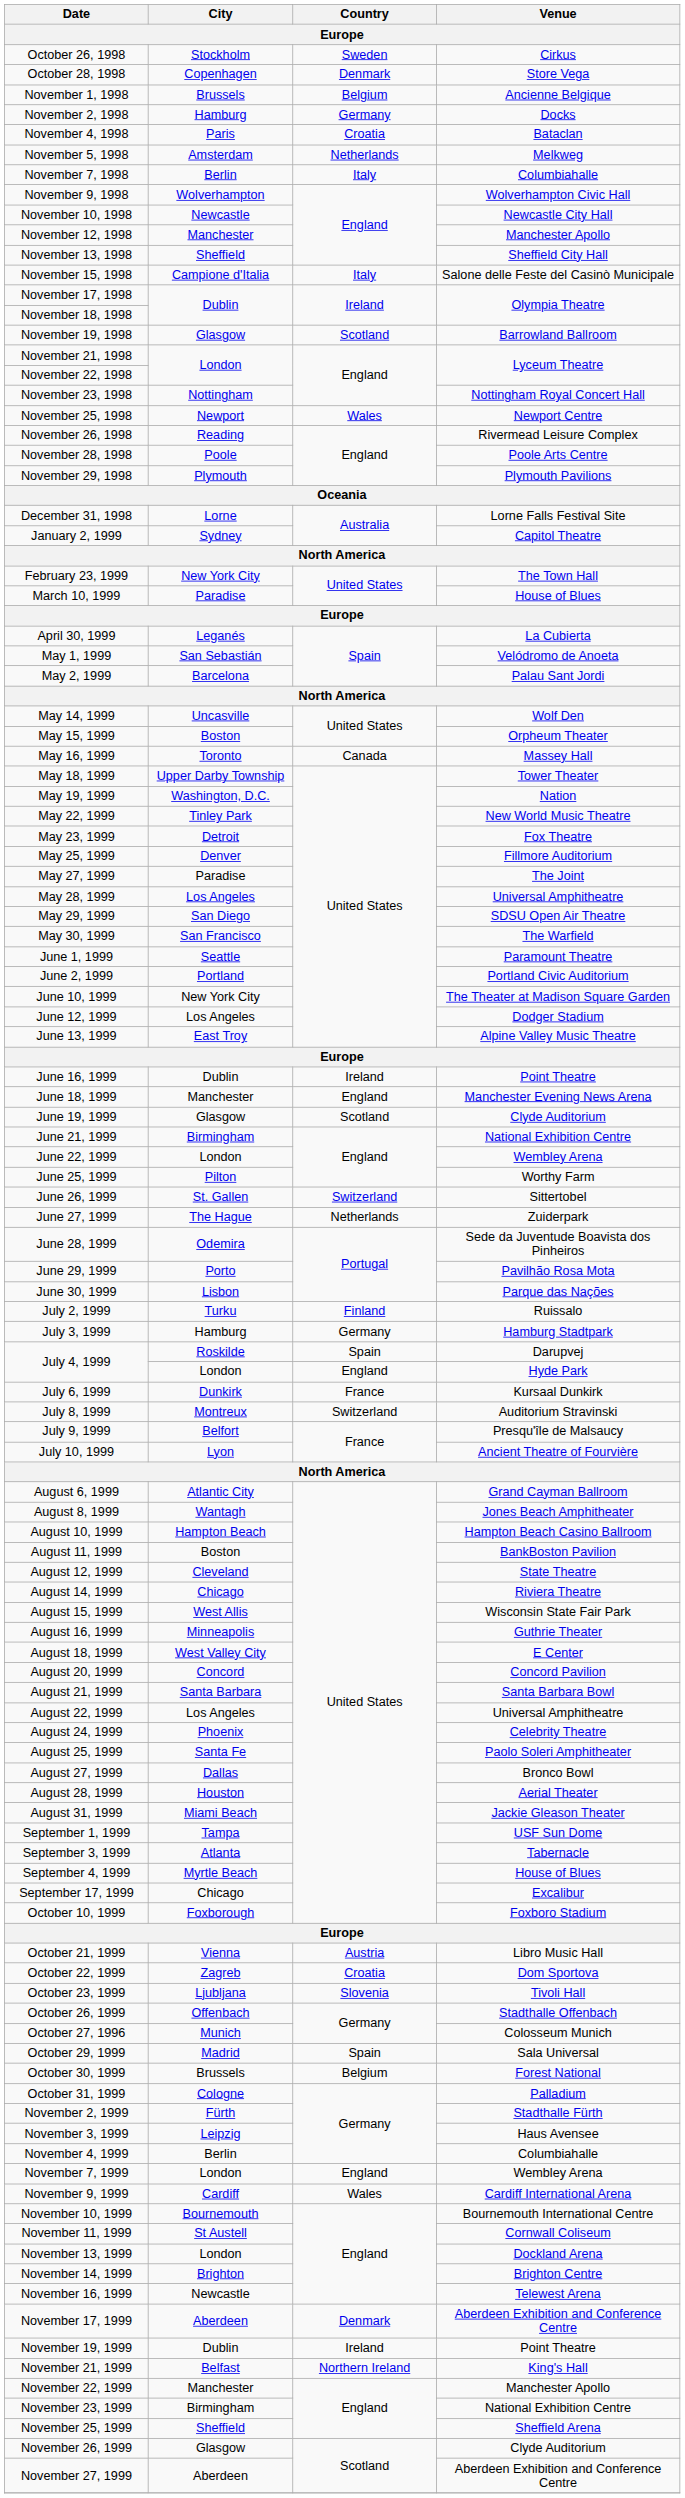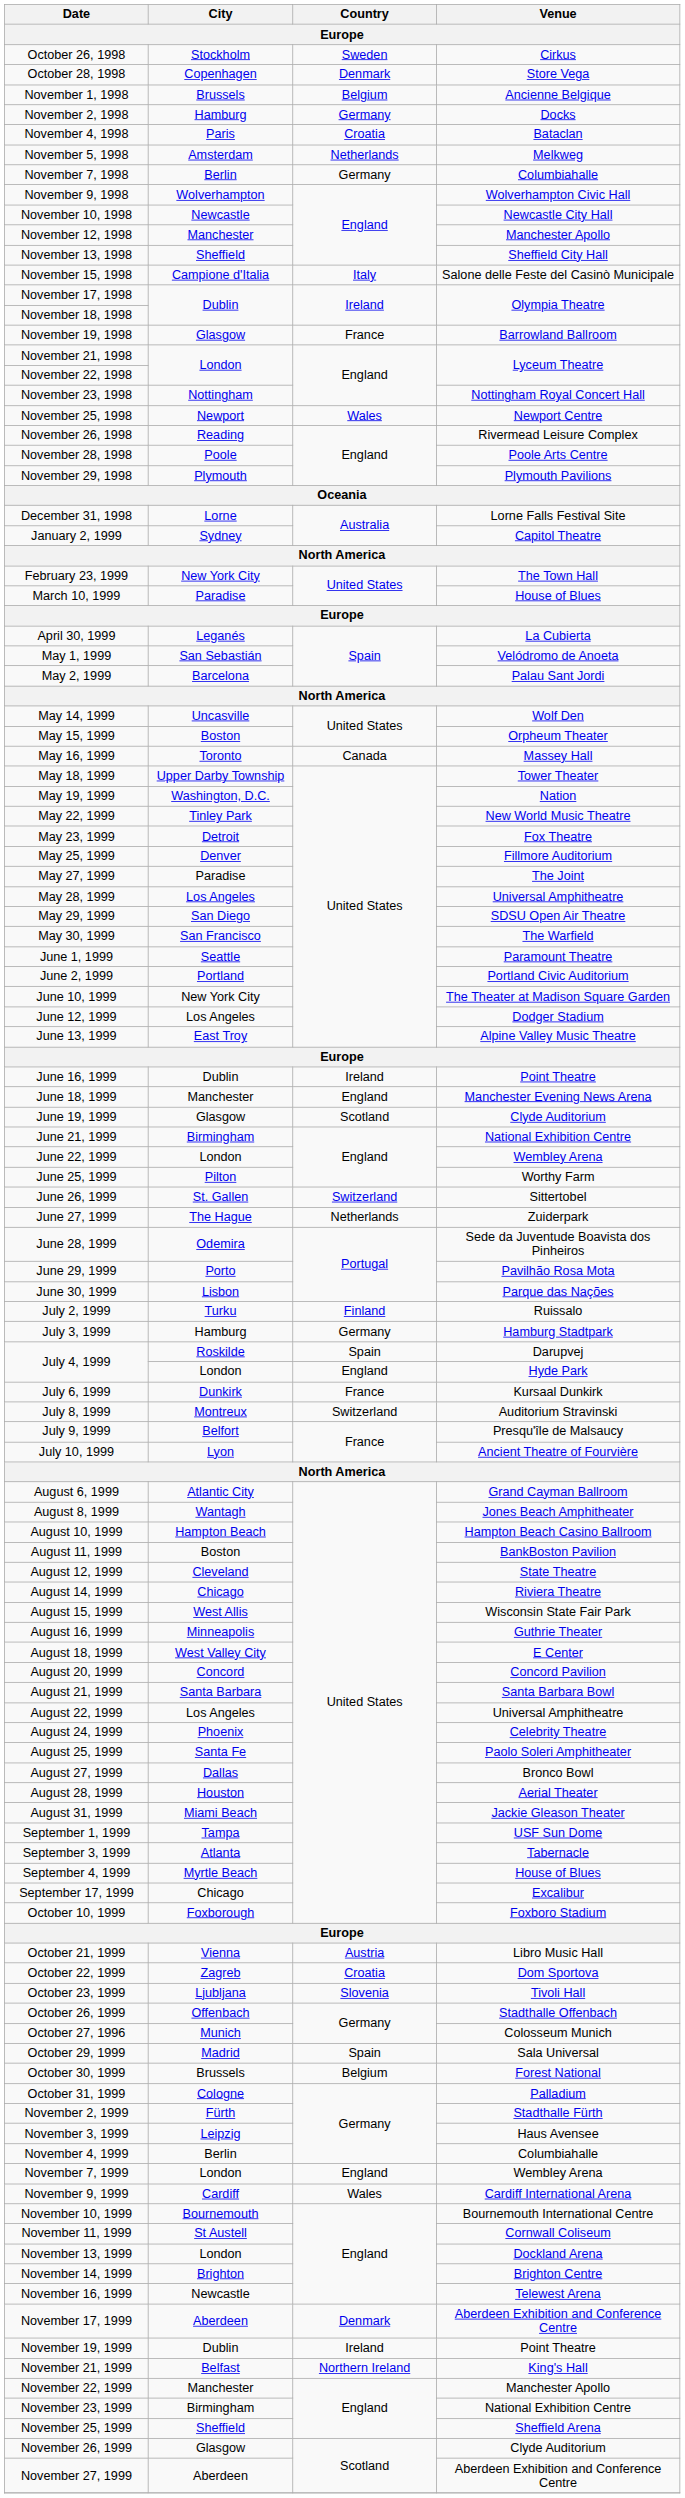(365, 174) Italy -> (365, 174) Germany
(365, 335) Scotland -> (365, 335) France
